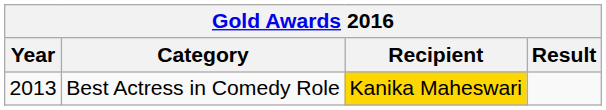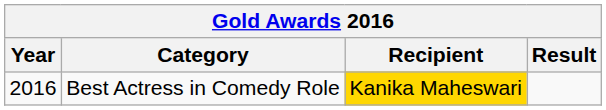(33, 88) 2013 -> (33, 88) 2016
